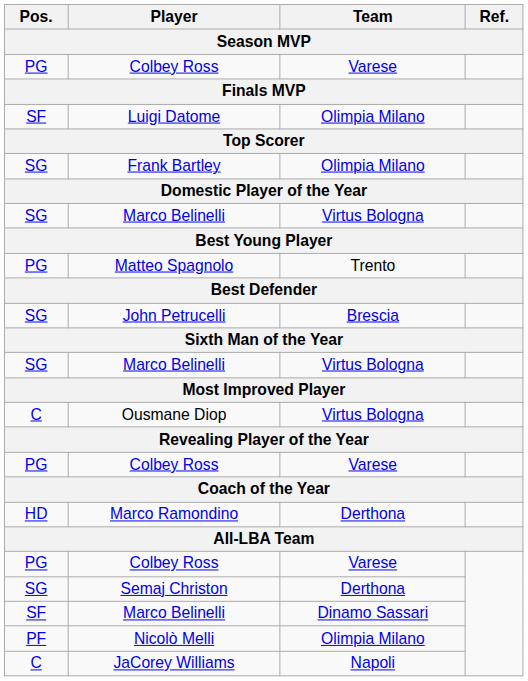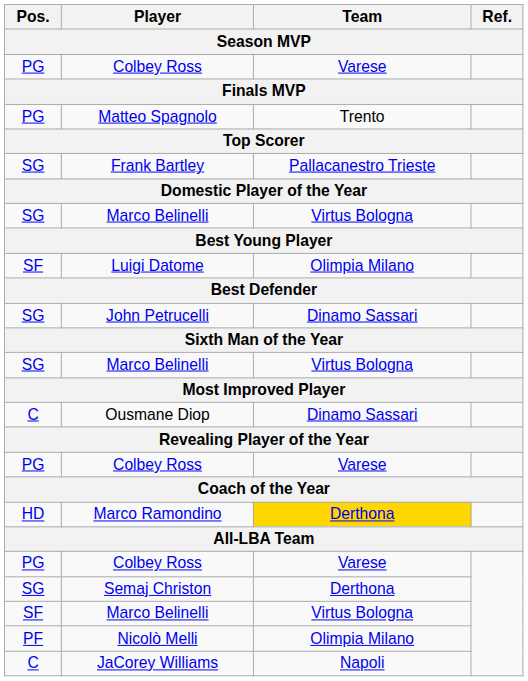rows swapped: (36, 116) <-> (36, 265)
(373, 166) Olimpia Milano -> (362, 166) Pallacanestro Trieste
(373, 315) Brescia -> (362, 315) Dinamo Sassari
(373, 414) Virtus Bologna -> (362, 414) Dinamo Sassari
(373, 514) no background -> (362, 514) gold background
(373, 613) Dinamo Sassari -> (362, 613) Virtus Bologna
